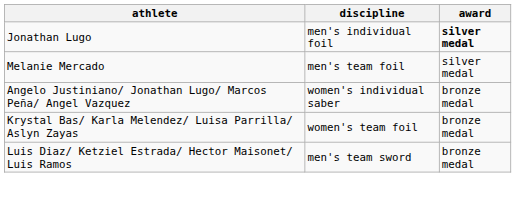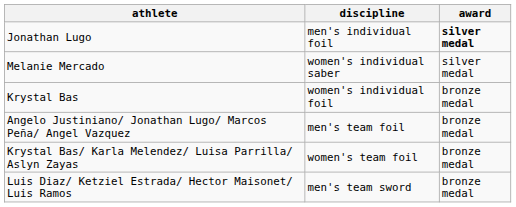(356, 67) men's team foil -> (366, 67) women's individual saber
+ row: (43, 97)
(366, 97) women's individual saber -> (356, 127) men's team foil
